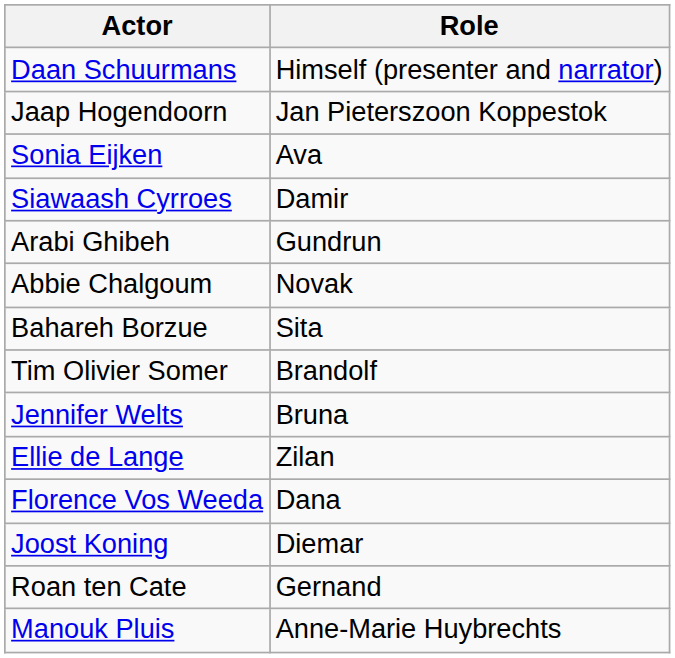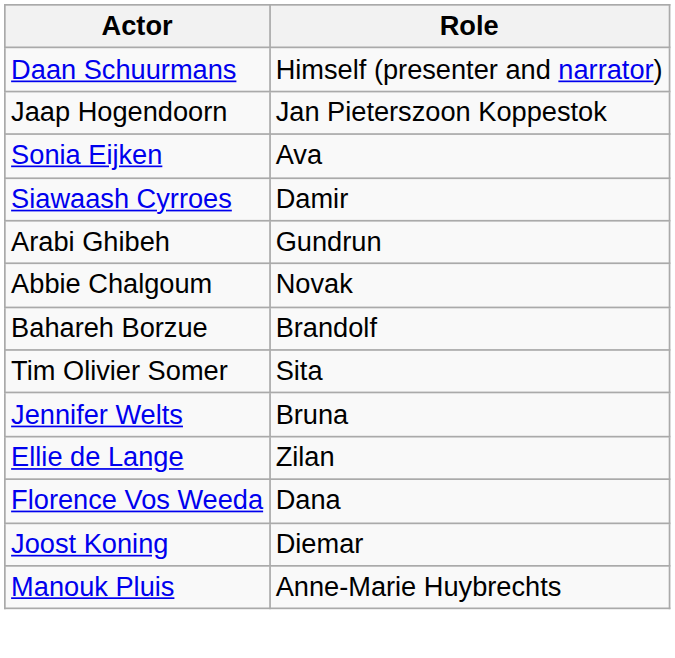(299, 328) Sita -> (326, 328) Brandolf
(326, 371) Brandolf -> (299, 371) Sita
- row: (99, 586)
